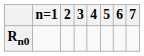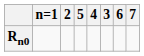columns swapped: (80, 15) <-> (107, 15)
